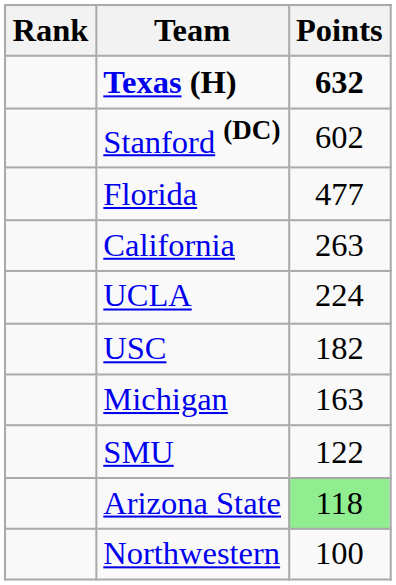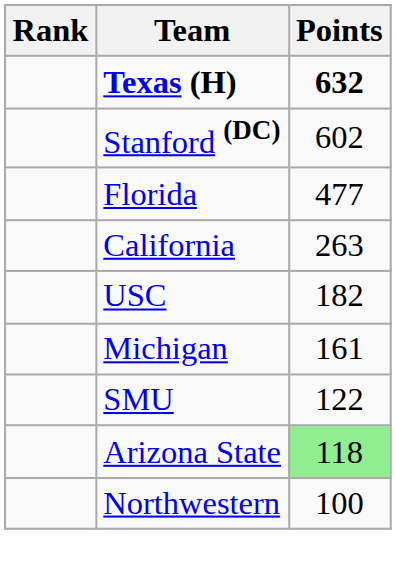- row: (148, 296)
(339, 399) 163 -> (339, 348) 161
